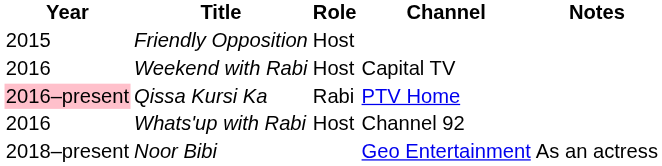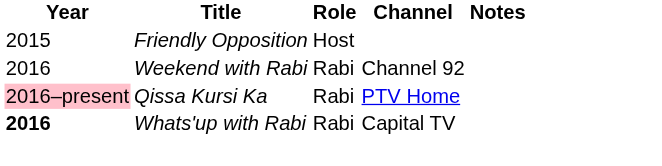(334, 68) Host -> (334, 68) Rabi
(408, 68) Capital TV -> (413, 68) Channel 92
(28, 123) normal -> (28, 123) bold
(334, 123) Host -> (334, 123) Rabi
(413, 123) Channel 92 -> (408, 123) Capital TV
- row: (176, 151)
